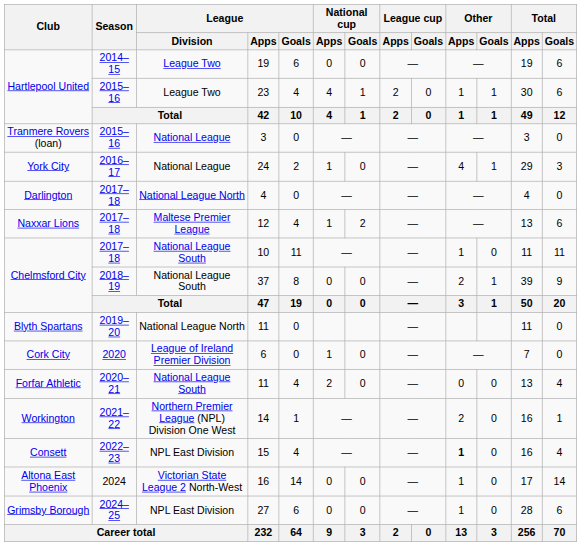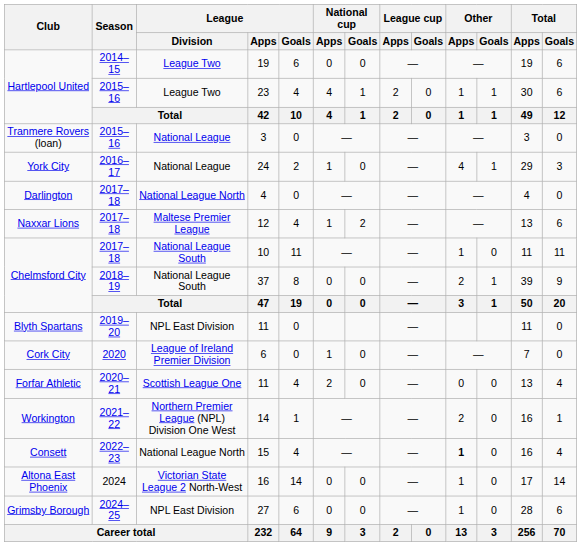(192, 326) National League North -> (192, 326) NPL East Division
(192, 383) National League South -> (192, 383) Scottish League One
(192, 453) NPL East Division -> (192, 453) National League North
